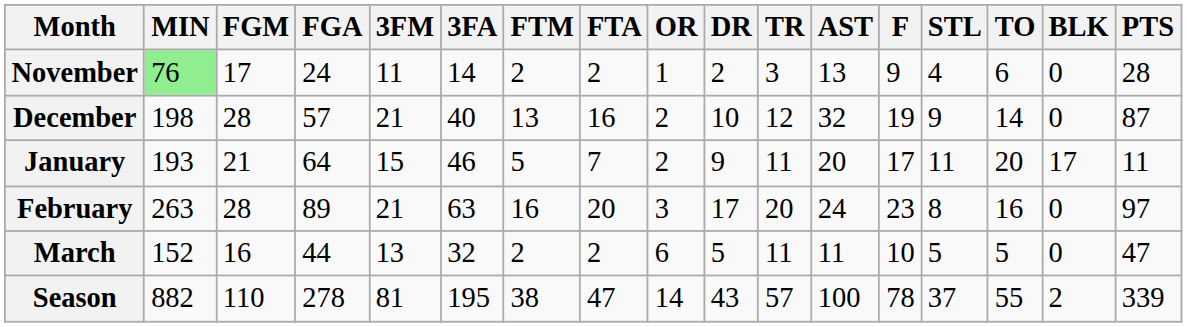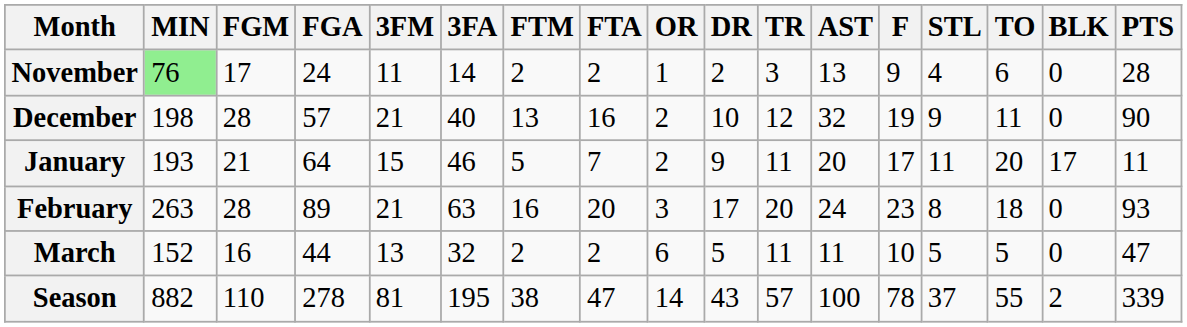(1009, 117) 14 -> (1009, 117) 11
(1136, 117) 87 -> (1136, 117) 90
(1009, 207) 16 -> (1009, 207) 18
(1136, 207) 97 -> (1136, 207) 93
